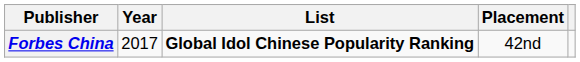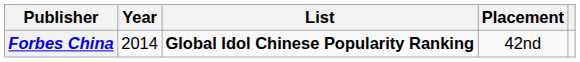(140, 43) 2017 -> (140, 43) 2014
